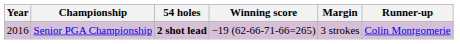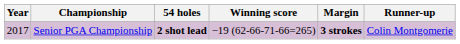(18, 30) 2016 -> (18, 30) 2017
(340, 30) normal -> (341, 30) bold
